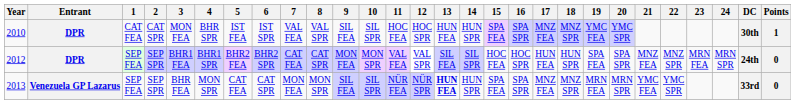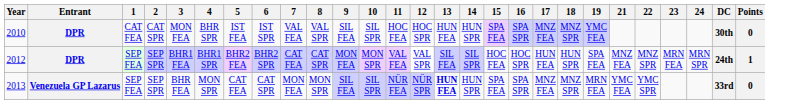- column: (622, 11)
(776, 32) 1 -> (750, 32) 0
(776, 59) 0 -> (750, 59) 1
